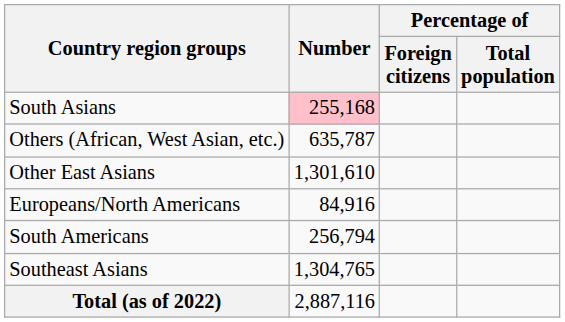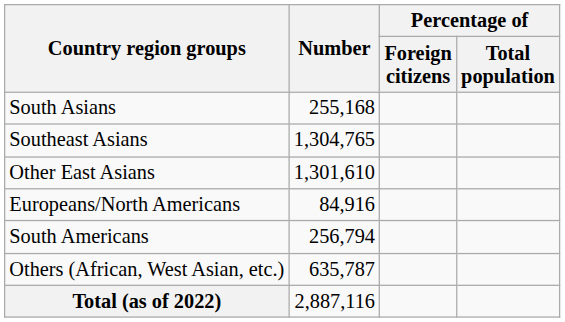(342, 107) pink background -> (342, 107) no background
rows swapped: (78, 269) <-> (147, 140)
